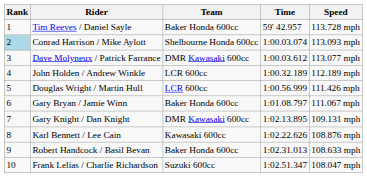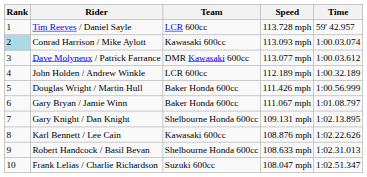columns swapped: (336, 12) <-> (285, 12)
(202, 27) Baker Honda 600cc -> (186, 27) LCR 600cc
(212, 42) Shelbourne Honda 600cc -> (195, 42) Kawasaki 600cc
(186, 88) LCR 600cc -> (202, 88) Baker Honda 600cc
(207, 119) DMR Kawasaki 600cc -> (212, 119) Shelbourne Honda 600cc
(202, 149) Baker Honda 600cc -> (212, 149) Shelbourne Honda 600cc
